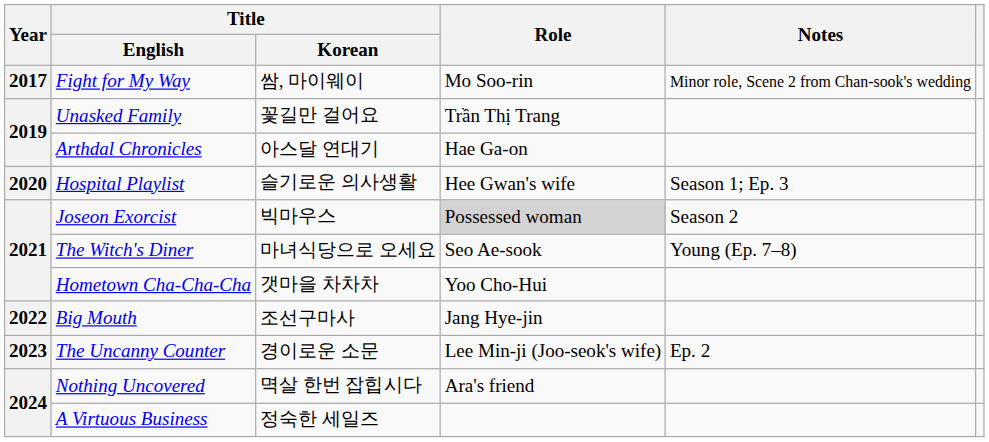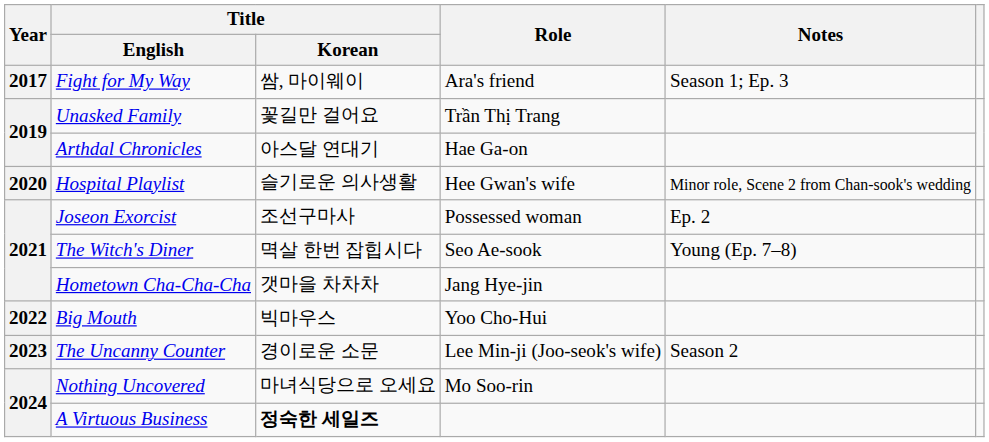(489, 81) Mo Soo-rin -> (489, 81) Ara's friend
(821, 82) Minor role, Scene 2 from Chan-sook's wedding -> (729, 81) Season 1; Ep. 3
(729, 183) Season 1; Ep. 3 -> (821, 184) Minor role, Scene 2 from Chan-sook's wedding
(298, 216) 빅마우스 -> (307, 216) 조선구마사
(513, 216) lightgrey background -> (513, 216) no background
(704, 216) Season 2 -> (690, 216) Ep. 2
(348, 250) 마녀식당으로 오세요 -> (341, 250) 멱살 한번 잡힙시다
(496, 284) Yoo Cho-Hui -> (494, 284) Jang Hye-jin
(307, 317) 조선구마사 -> (298, 317) 빅마우스
(494, 318) Jang Hye-jin -> (496, 318) Yoo Cho-Hui
(690, 351) Ep. 2 -> (704, 351) Season 2
(341, 385) 멱살 한번 잡힙시다 -> (348, 385) 마녀식당으로 오세요
(489, 385) Ara's friend -> (489, 385) Mo Soo-rin
(319, 418) normal -> (319, 418) bold
